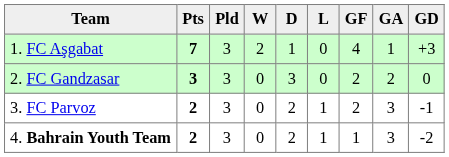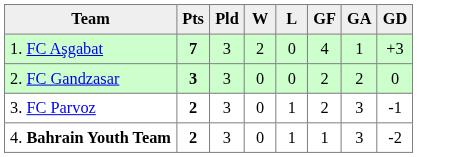- column: (292, 19)
